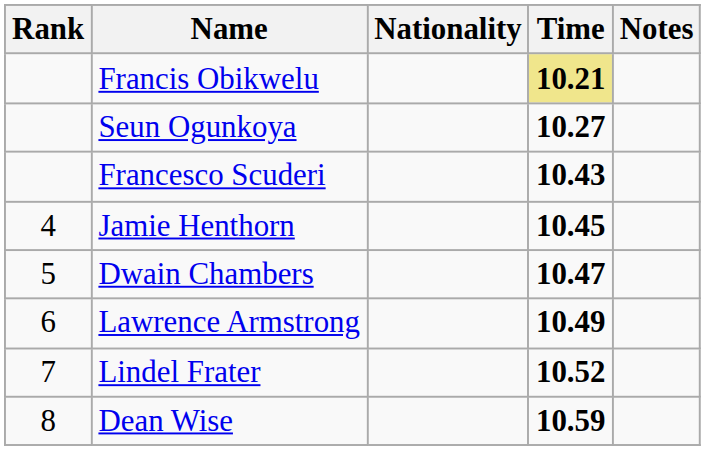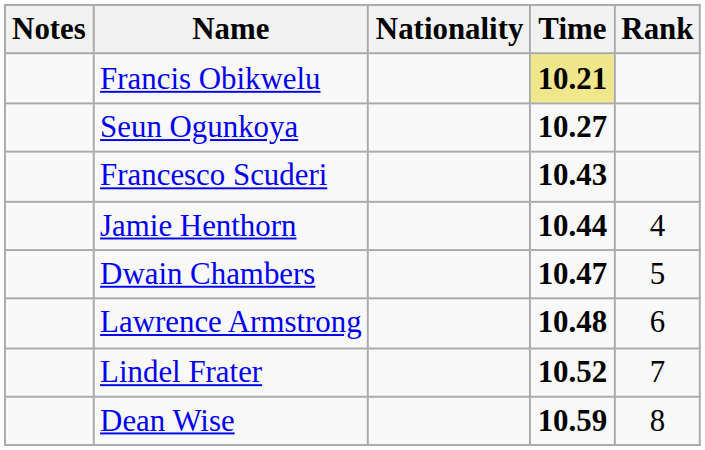columns swapped: (48, 28) <-> (657, 28)
(571, 224) 10.45 -> (572, 224) 10.44
(571, 322) 10.49 -> (572, 322) 10.48
